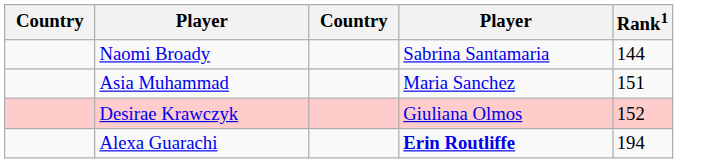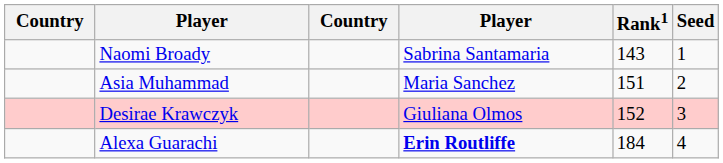+ column: (696, 21)
(631, 54) 144 -> (631, 54) 143
(631, 143) 194 -> (631, 143) 184
